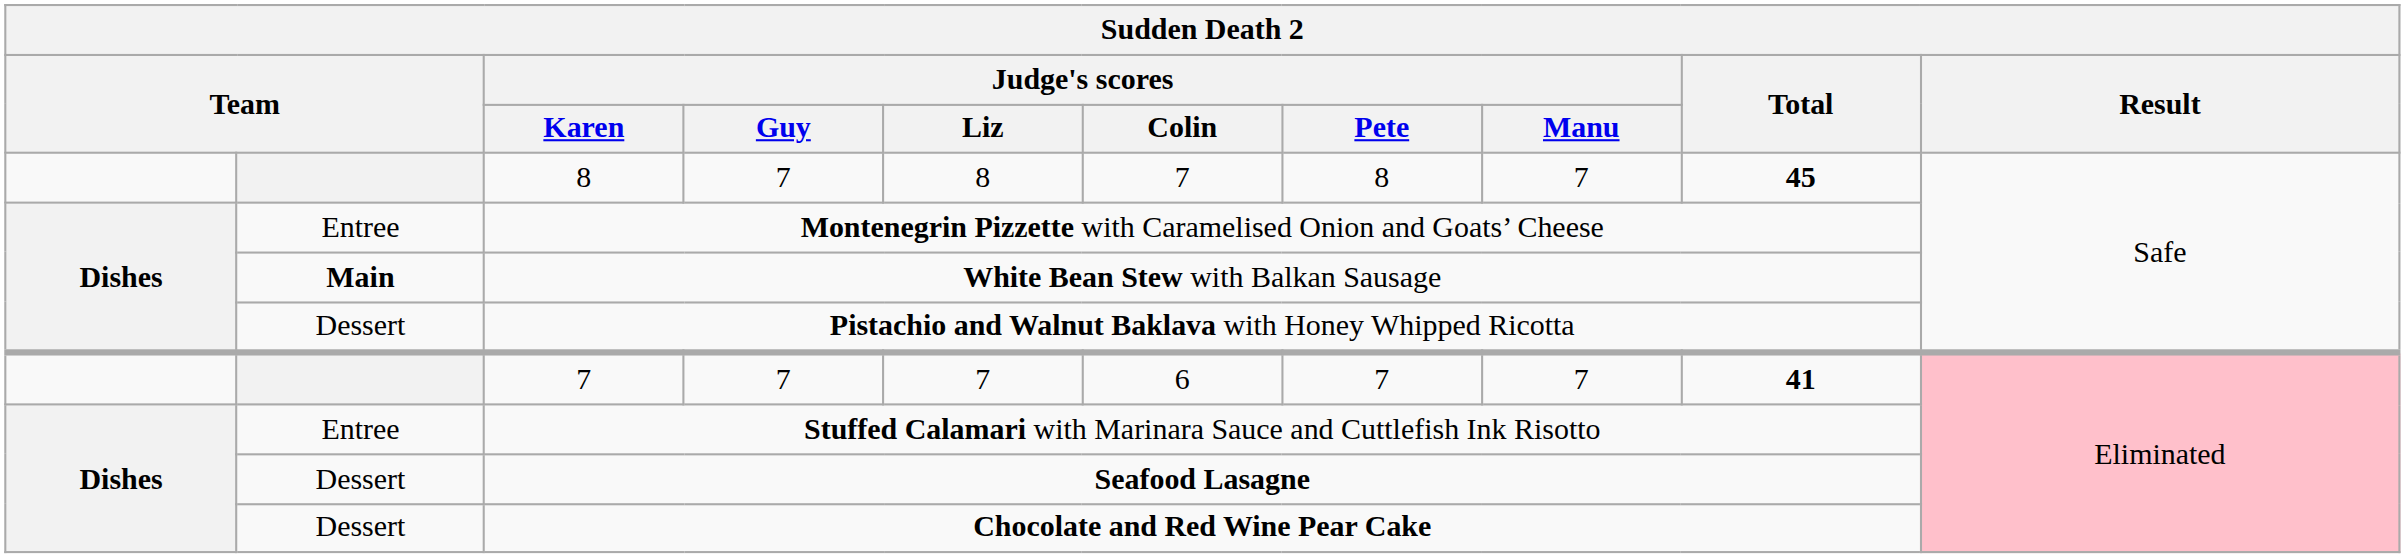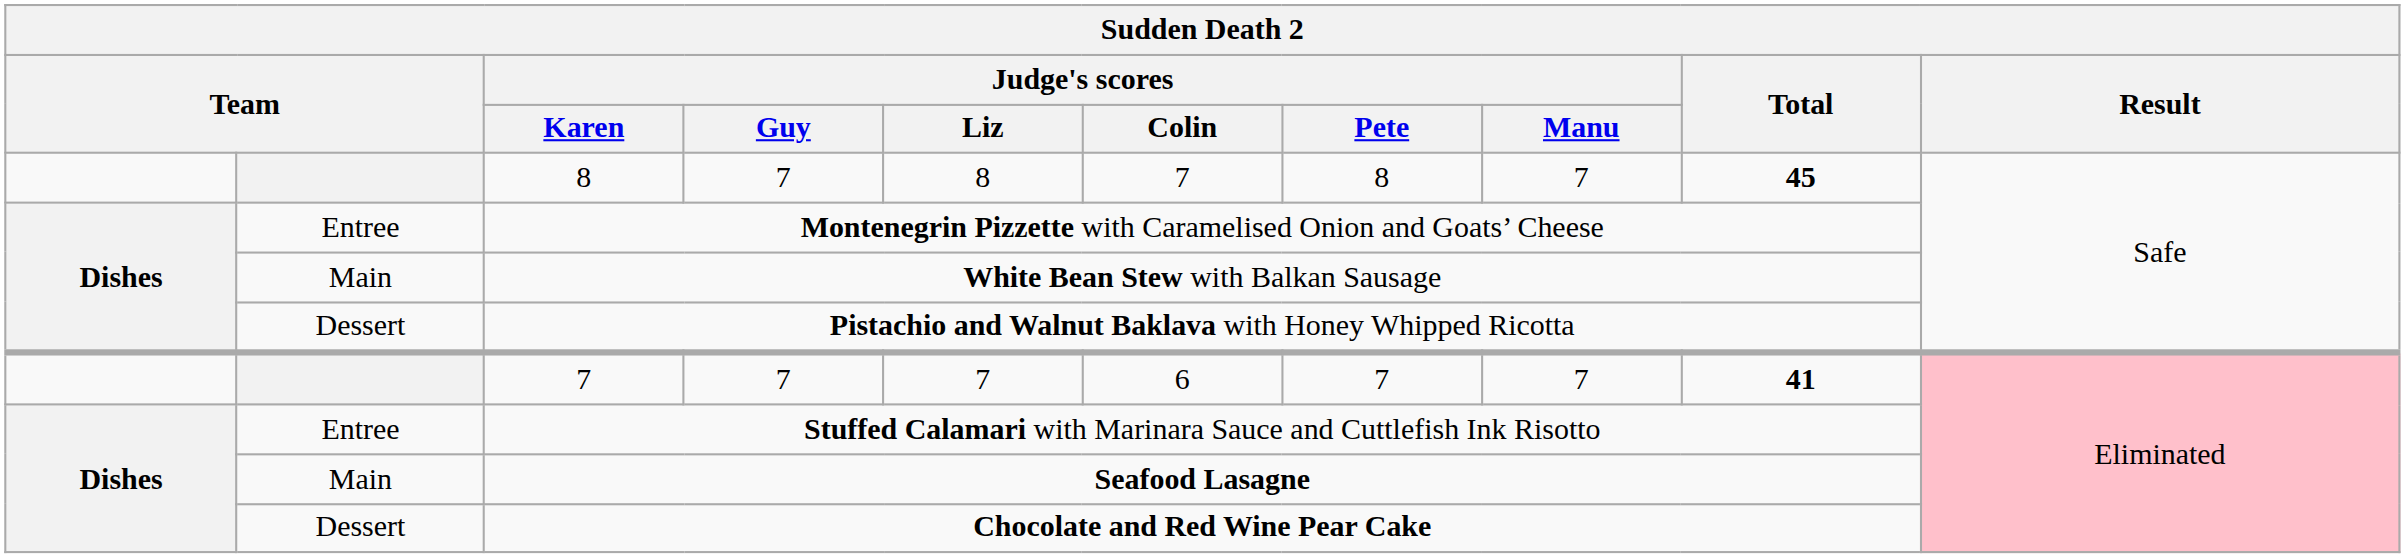(360, 276) bold -> (360, 276) normal
(360, 478) Dessert -> (360, 478) Main
